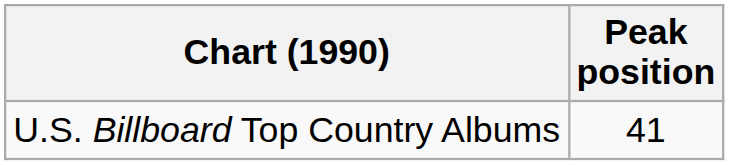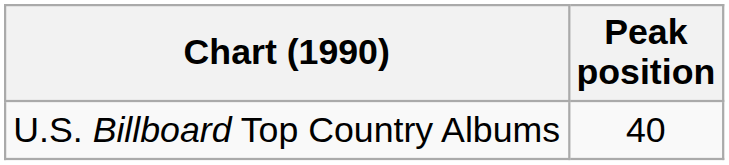(646, 129) 41 -> (646, 129) 40
